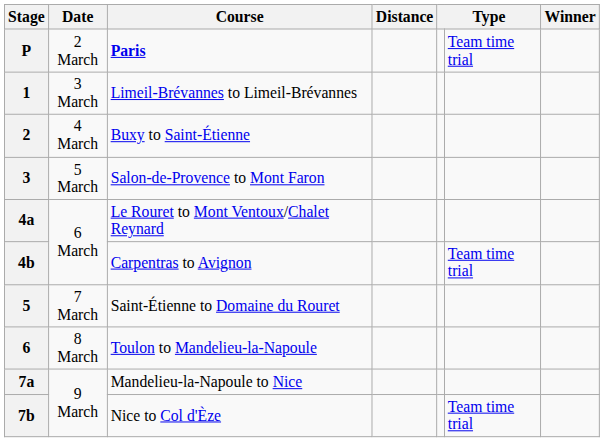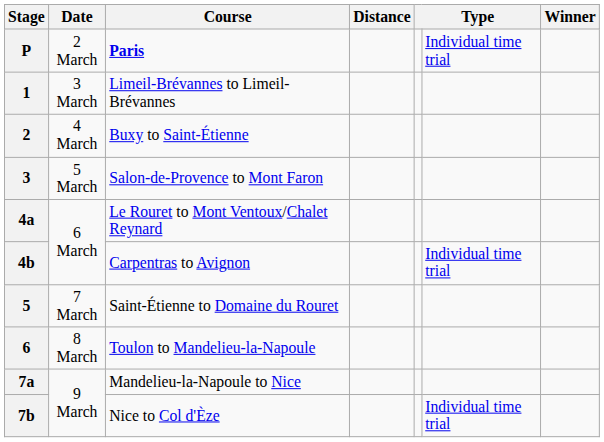(481, 50) Team time trial -> (473, 50) Individual time trial
(481, 263) Team time trial -> (473, 263) Individual time trial
(481, 415) Team time trial -> (473, 415) Individual time trial
